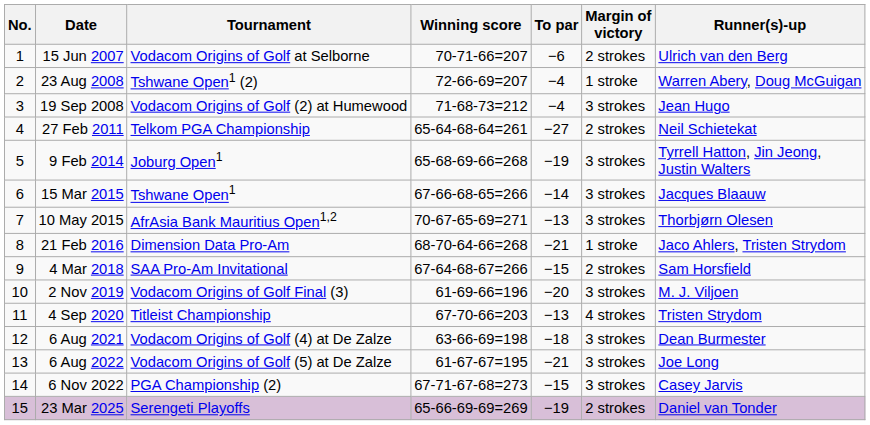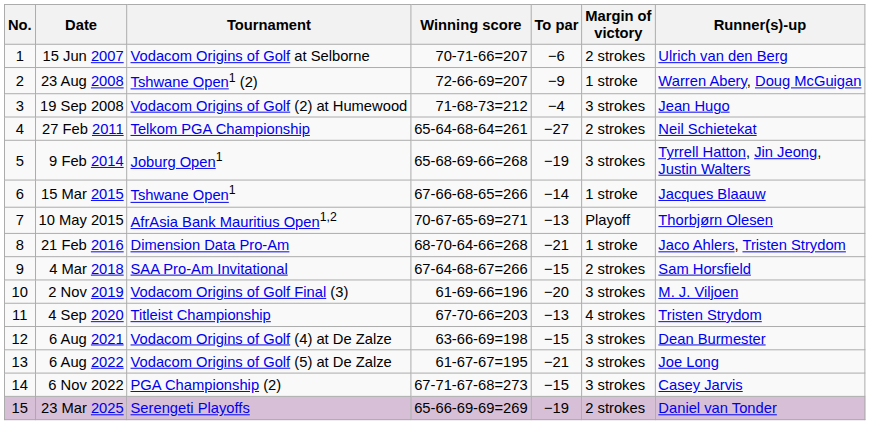(556, 81) −4 -> (556, 81) −9
(615, 194) 3 strokes -> (611, 194) 1 stroke
(615, 220) 3 strokes -> (608, 220) Playoff
(556, 338) −18 -> (556, 338) −15
